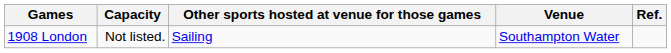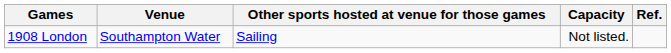columns swapped: (564, 15) <-> (133, 15)
